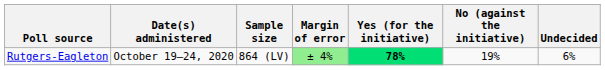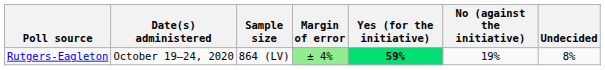(395, 56) 78% -> (395, 56) 59%
(569, 56) 6% -> (569, 56) 8%
